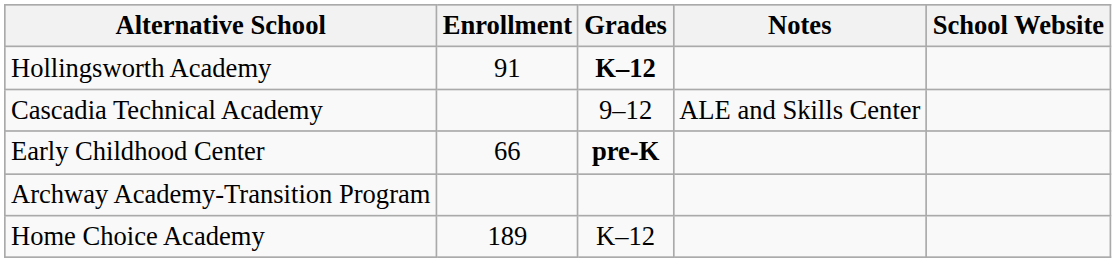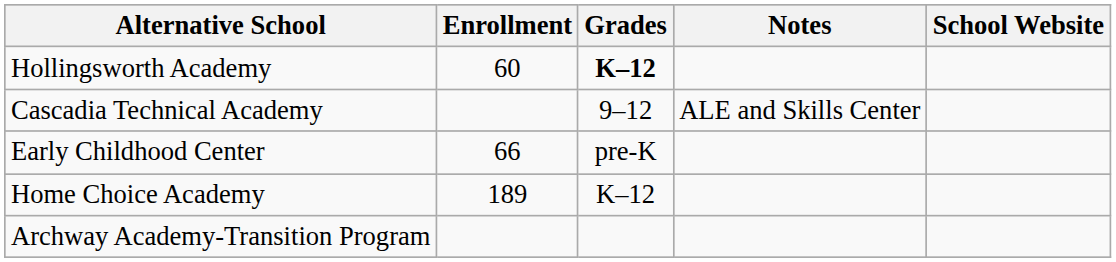(507, 67) 91 -> (507, 67) 60
(626, 151) bold -> (626, 151) normal
rows swapped: (138, 236) <-> (221, 194)
